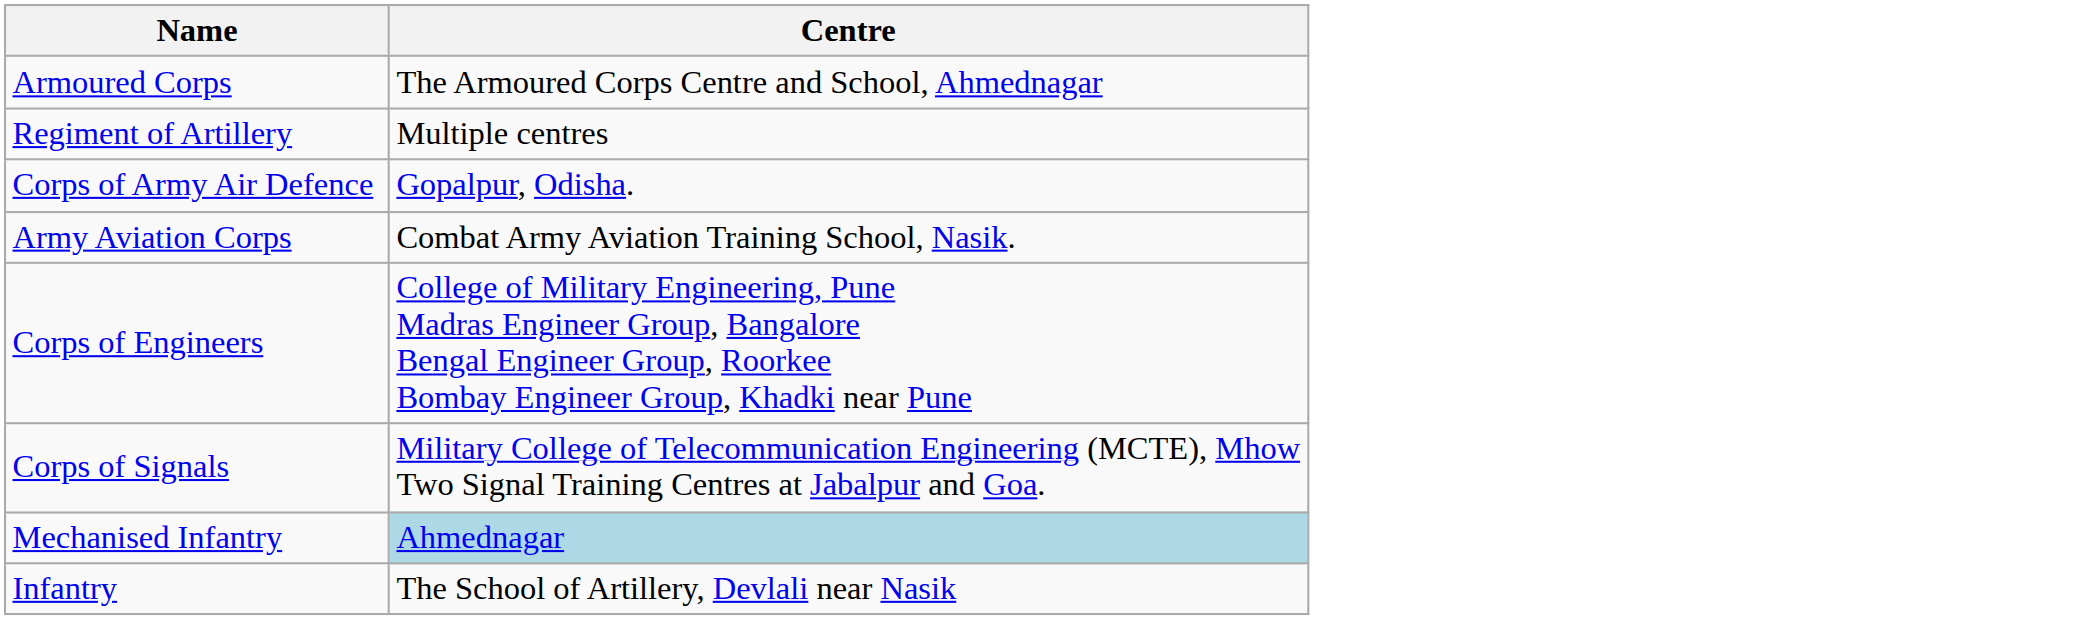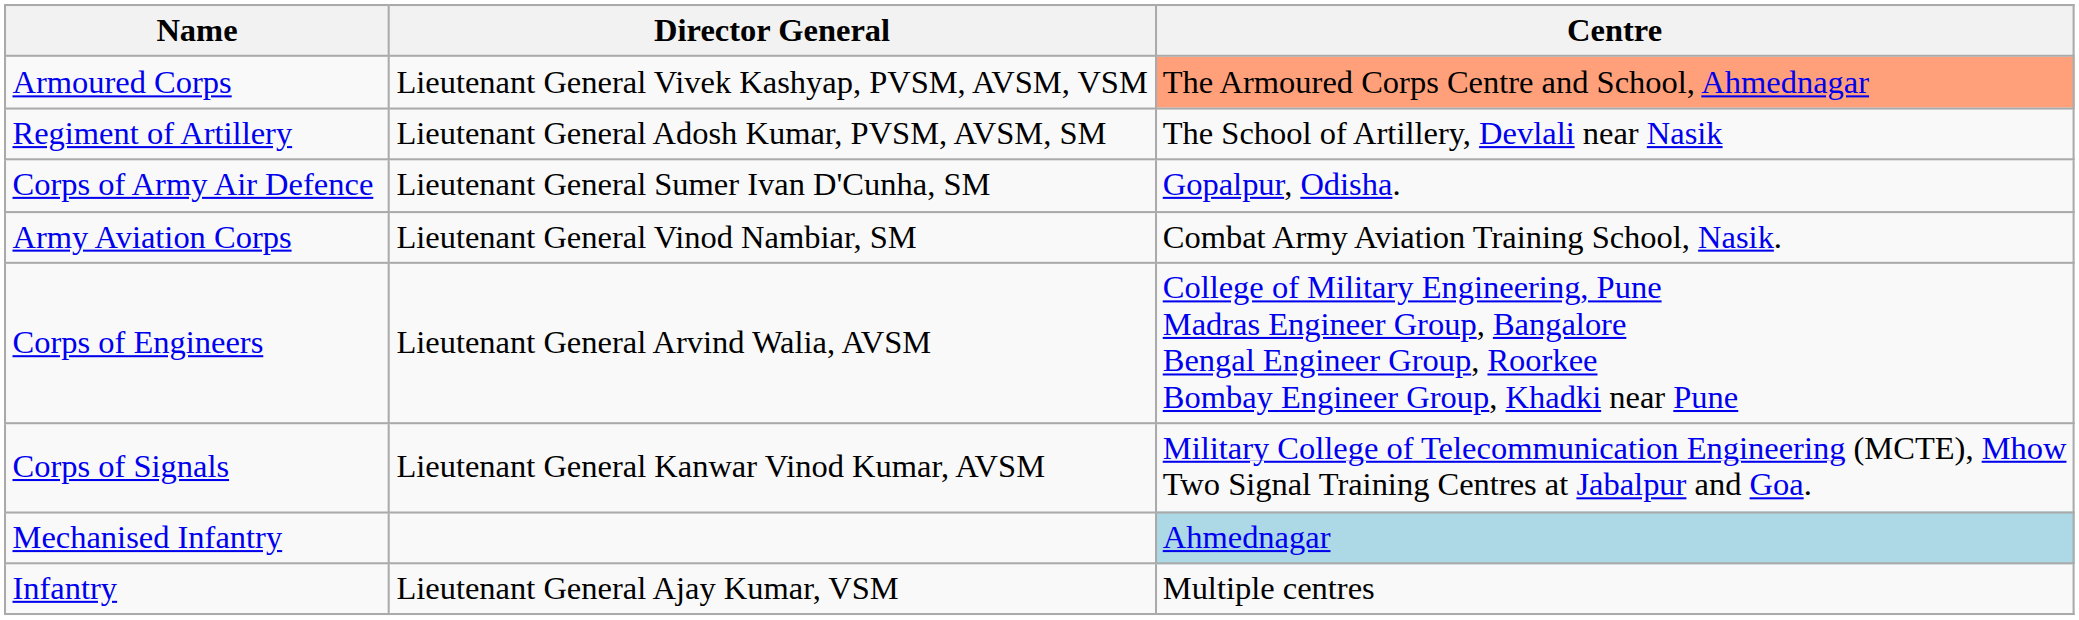+ column: (772, 30)
(750, 81) no background -> (1516, 81) lightsalmon background
(502, 133) Multiple centres -> (1443, 133) The School of Artillery, Devlali near Nasik
(676, 588) The School of Artillery, Devlali near Nasik -> (1269, 588) Multiple centres
